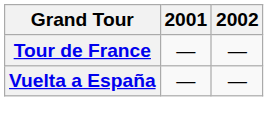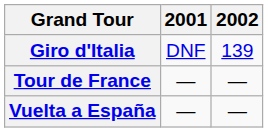+ row: (82, 50)
